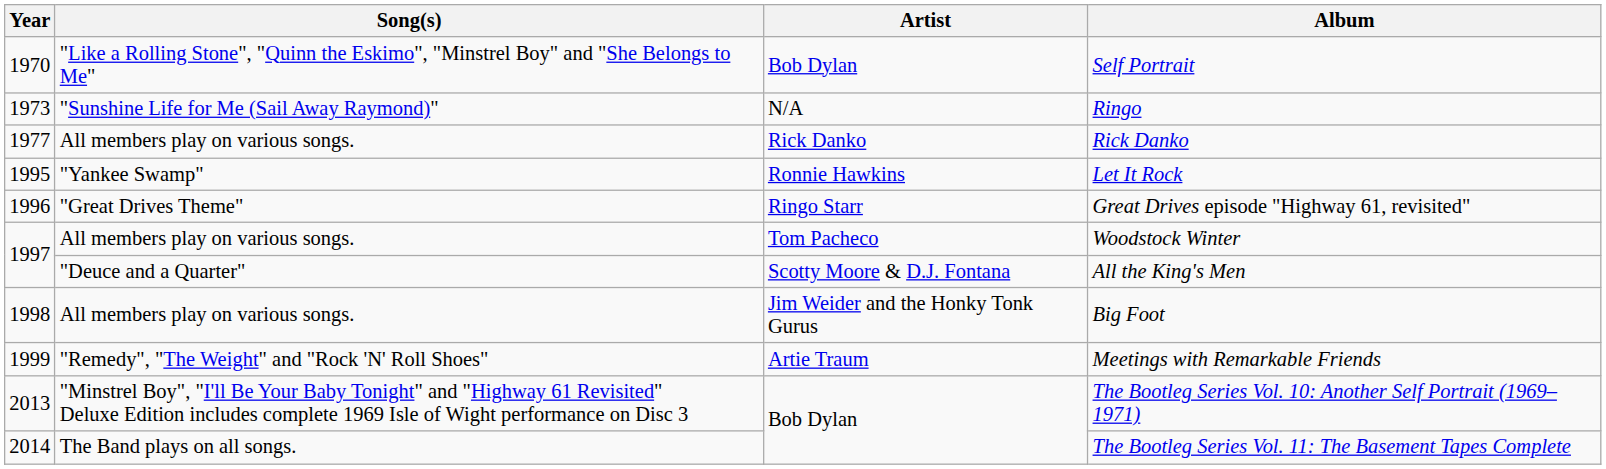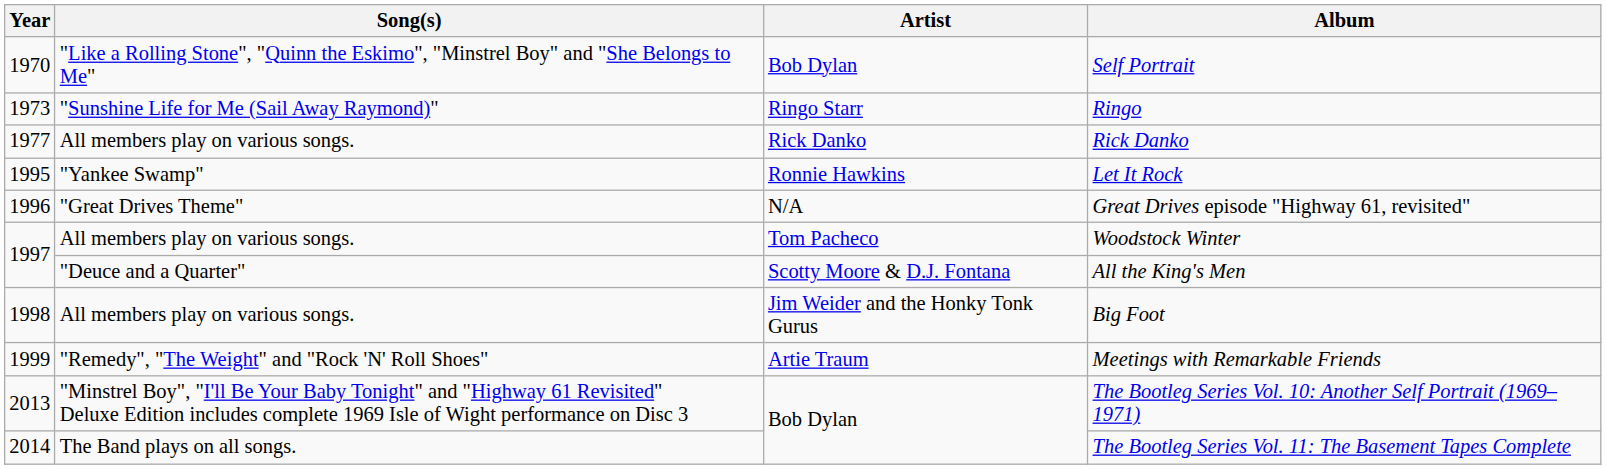(786, 108) N/A -> (815, 108) Ringo Starr
(815, 206) Ringo Starr -> (786, 206) N/A
